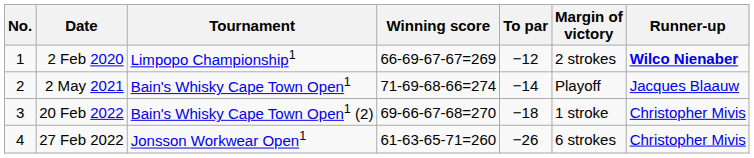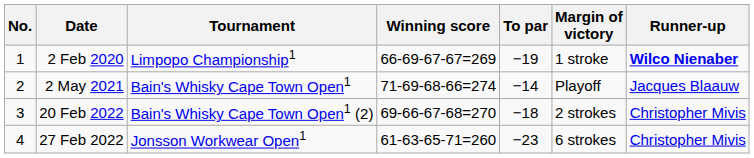(526, 59) −12 -> (526, 59) −19
(586, 59) 2 strokes -> (582, 59) 1 stroke
(582, 112) 1 stroke -> (586, 112) 2 strokes
(526, 139) −26 -> (526, 139) −23
